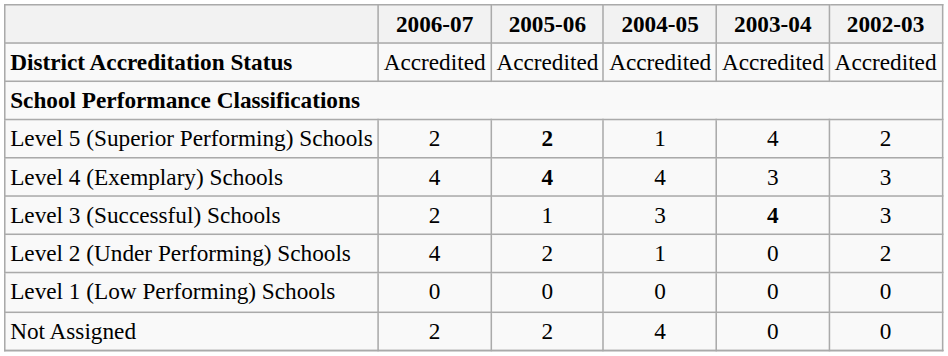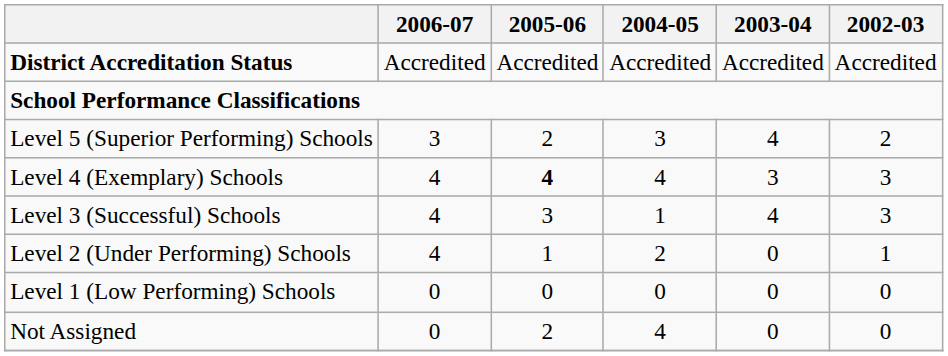(435, 138) 2 -> (435, 138) 3
(547, 138) bold -> (547, 138) normal
(660, 138) 1 -> (660, 138) 3
(435, 215) 2 -> (435, 215) 4
(547, 215) 1 -> (547, 215) 3
(660, 215) 3 -> (660, 215) 1
(773, 215) bold -> (773, 215) normal
(547, 253) 2 -> (547, 253) 1
(660, 253) 1 -> (660, 253) 2
(886, 253) 2 -> (886, 253) 1
(435, 330) 2 -> (435, 330) 0
